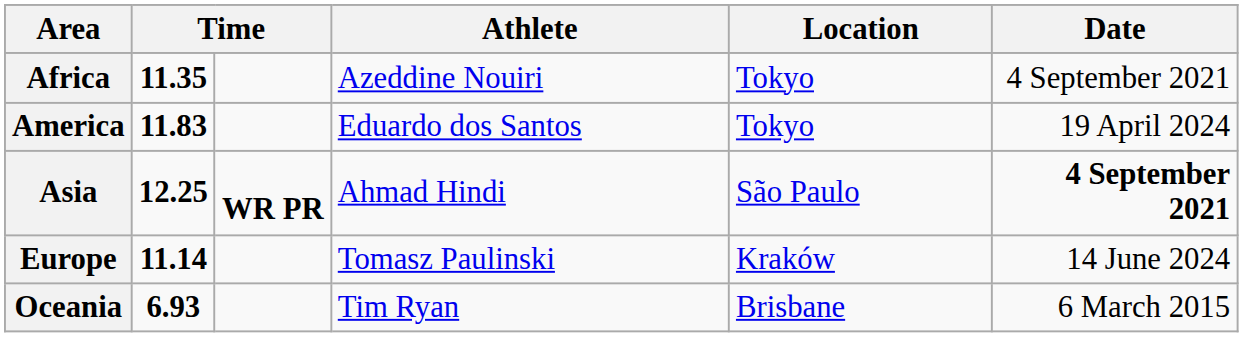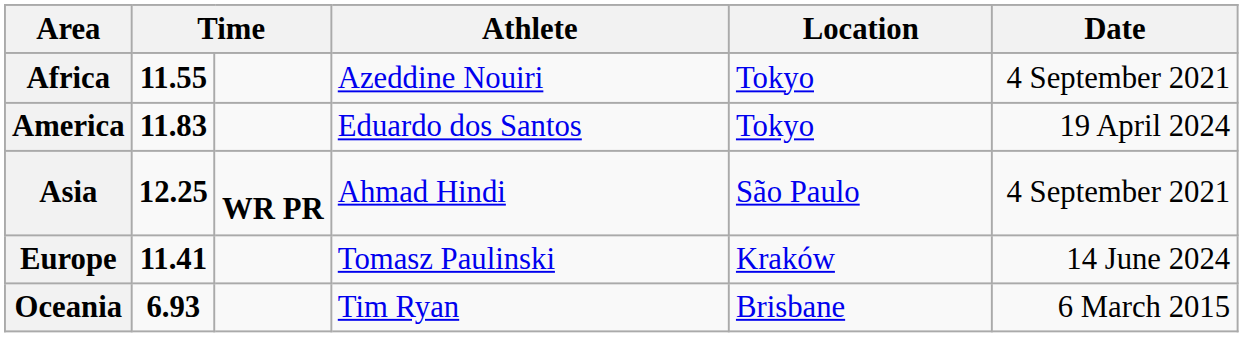(173, 77) 11.35 -> (173, 77) 11.55
(1148, 192) bold -> (1118, 192) normal
(173, 258) 11.14 -> (173, 258) 11.41
